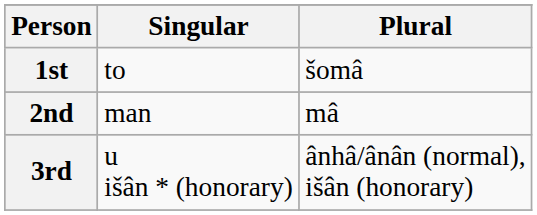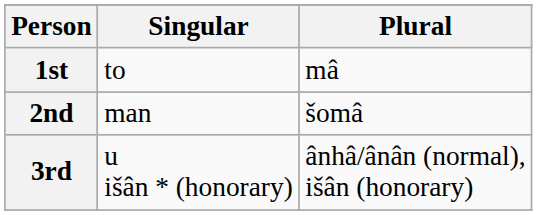(334, 69) šomâ -> (322, 69) mâ
(322, 112) mâ -> (334, 112) šomâ
